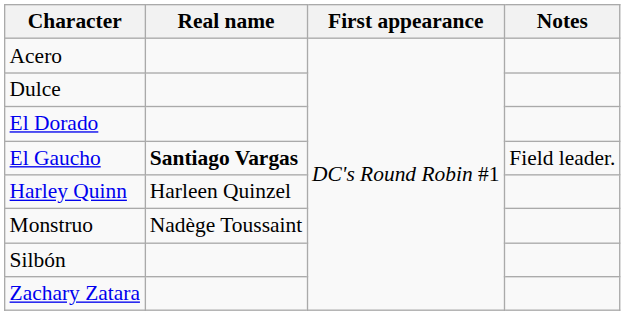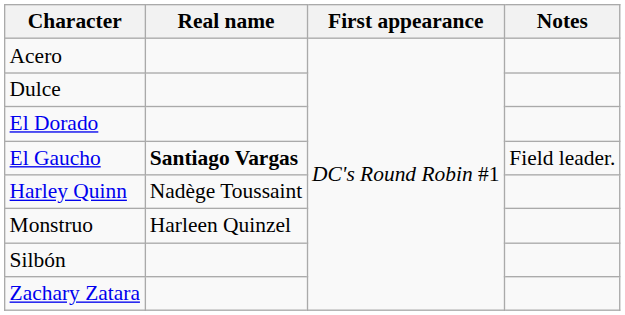(220, 191) Harleen Quinzel -> (226, 191) Nadège Toussaint
(226, 225) Nadège Toussaint -> (220, 225) Harleen Quinzel
